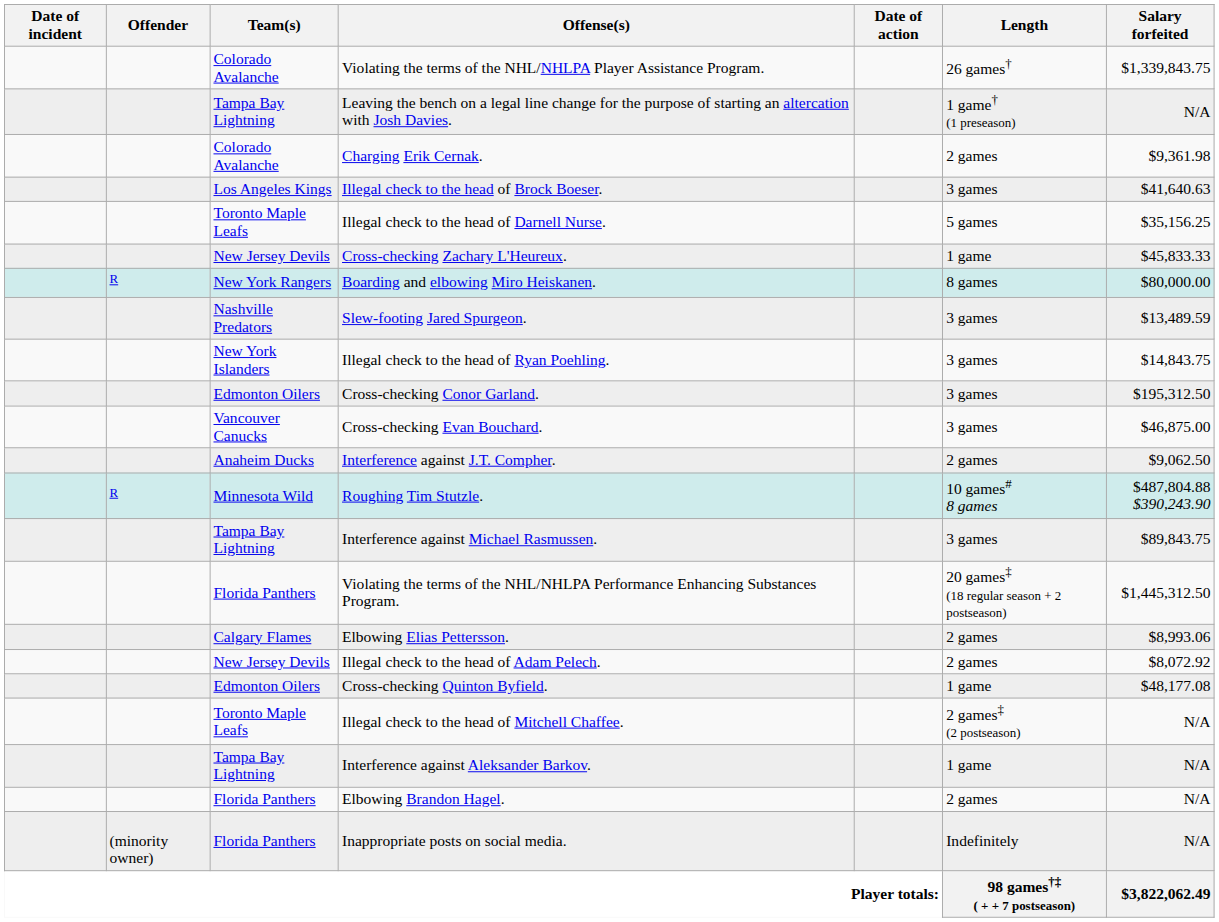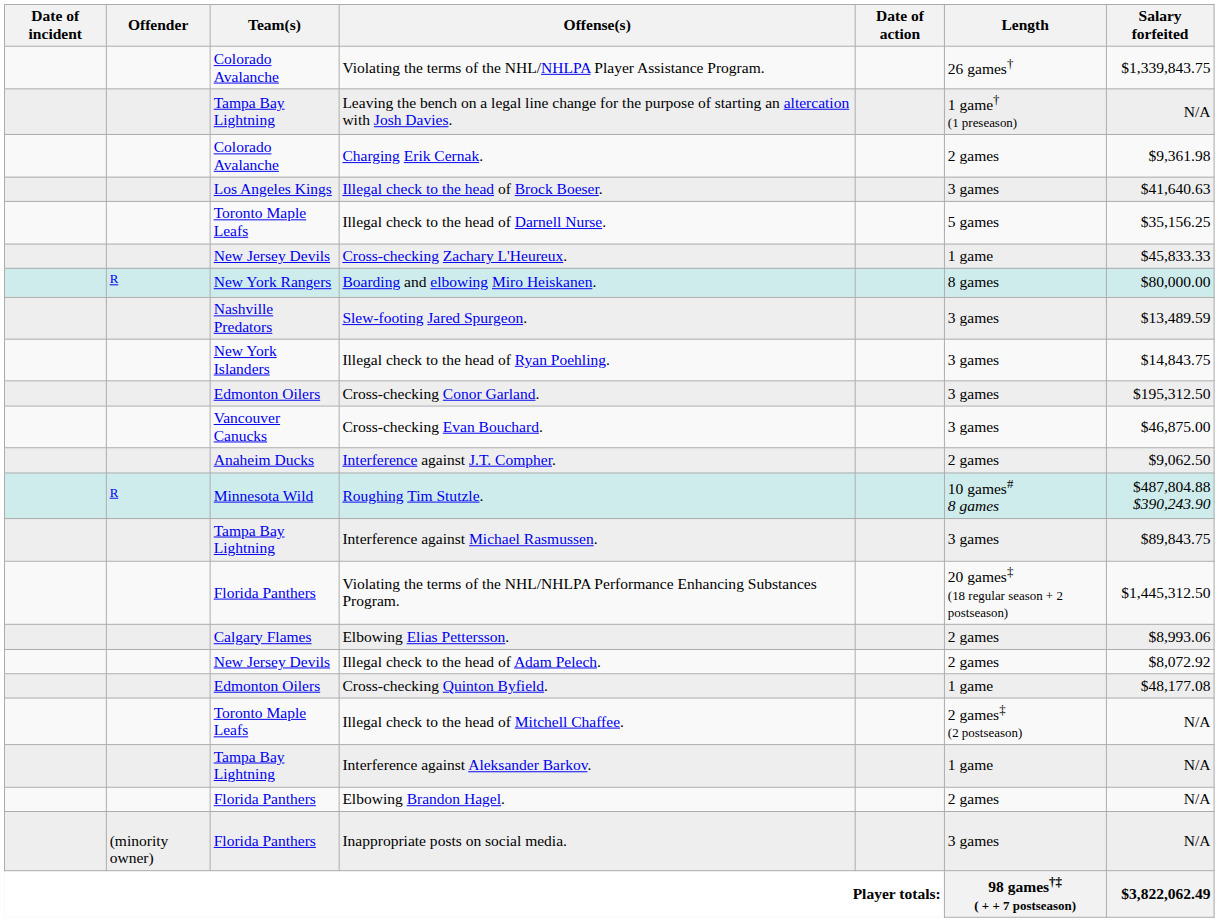(982, 841) Indefinitely -> (973, 841) 3 games
